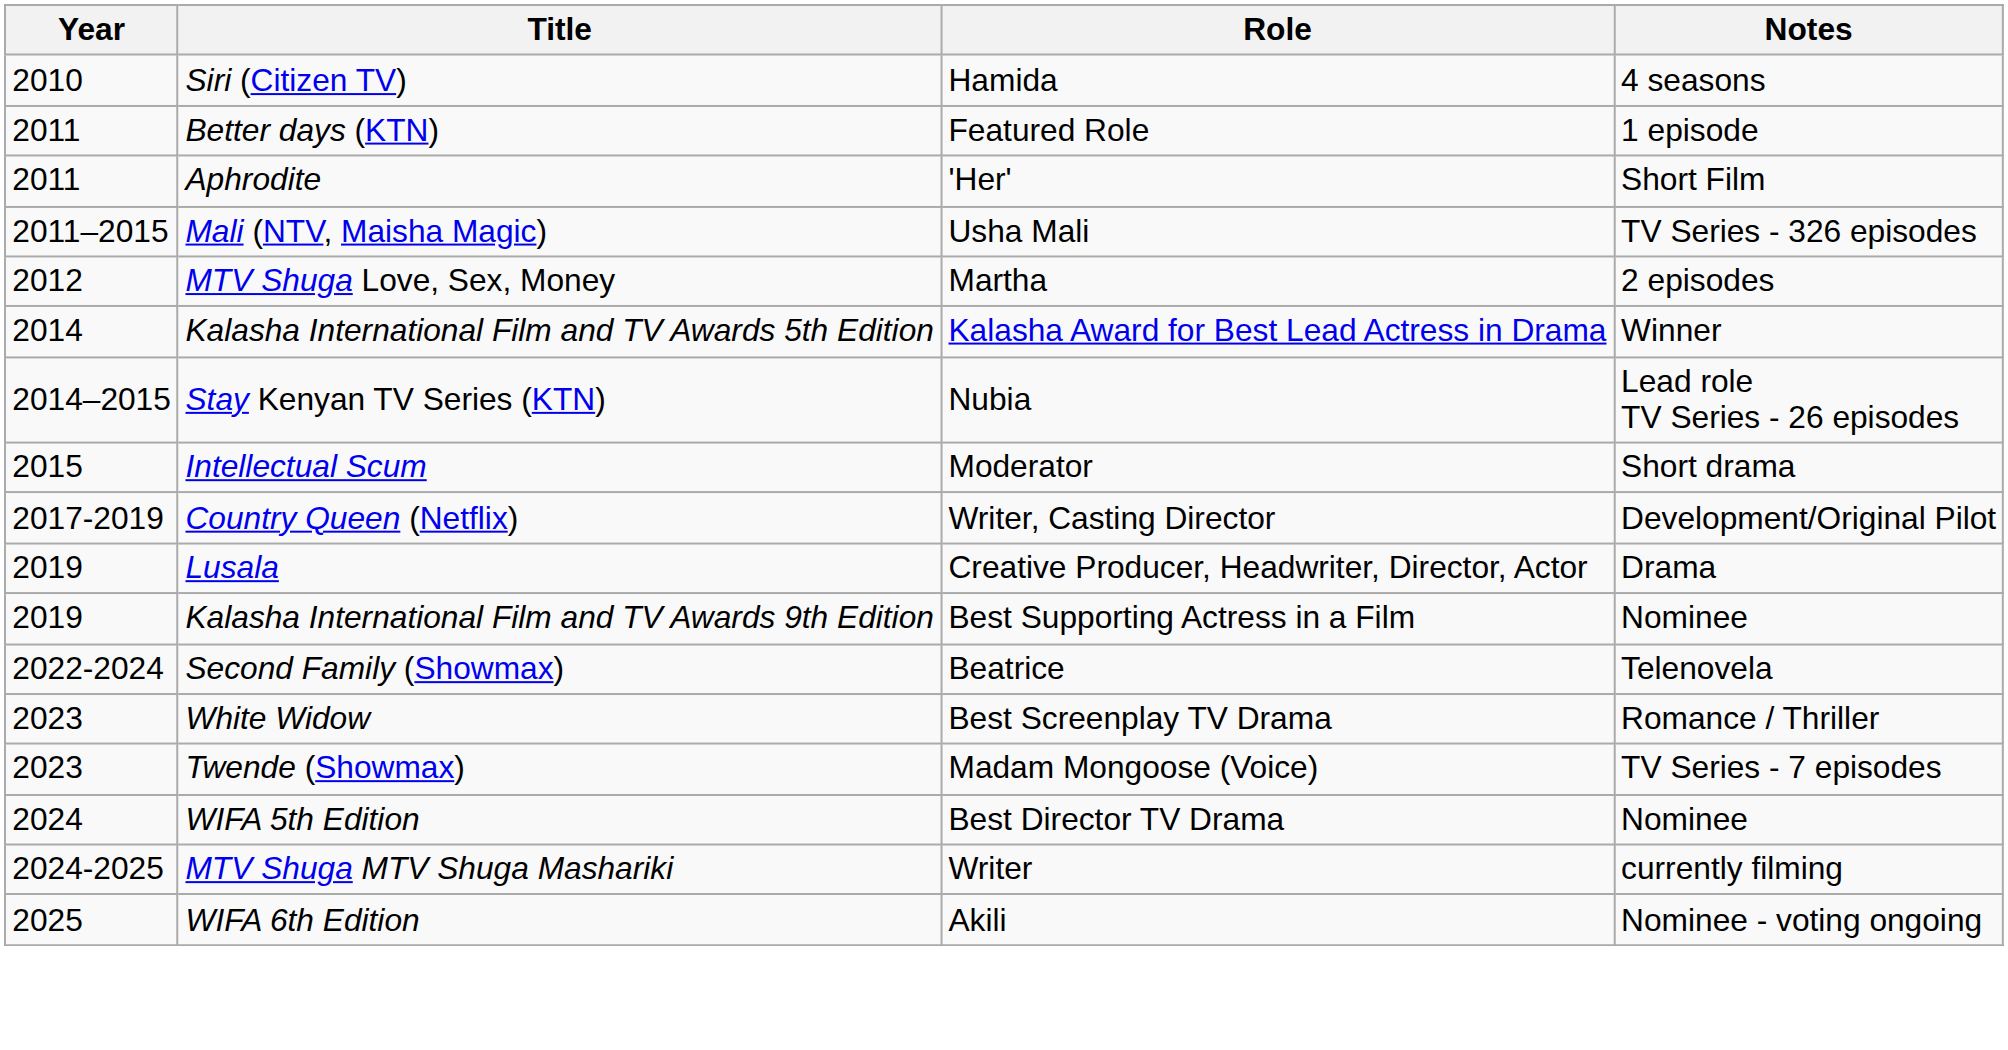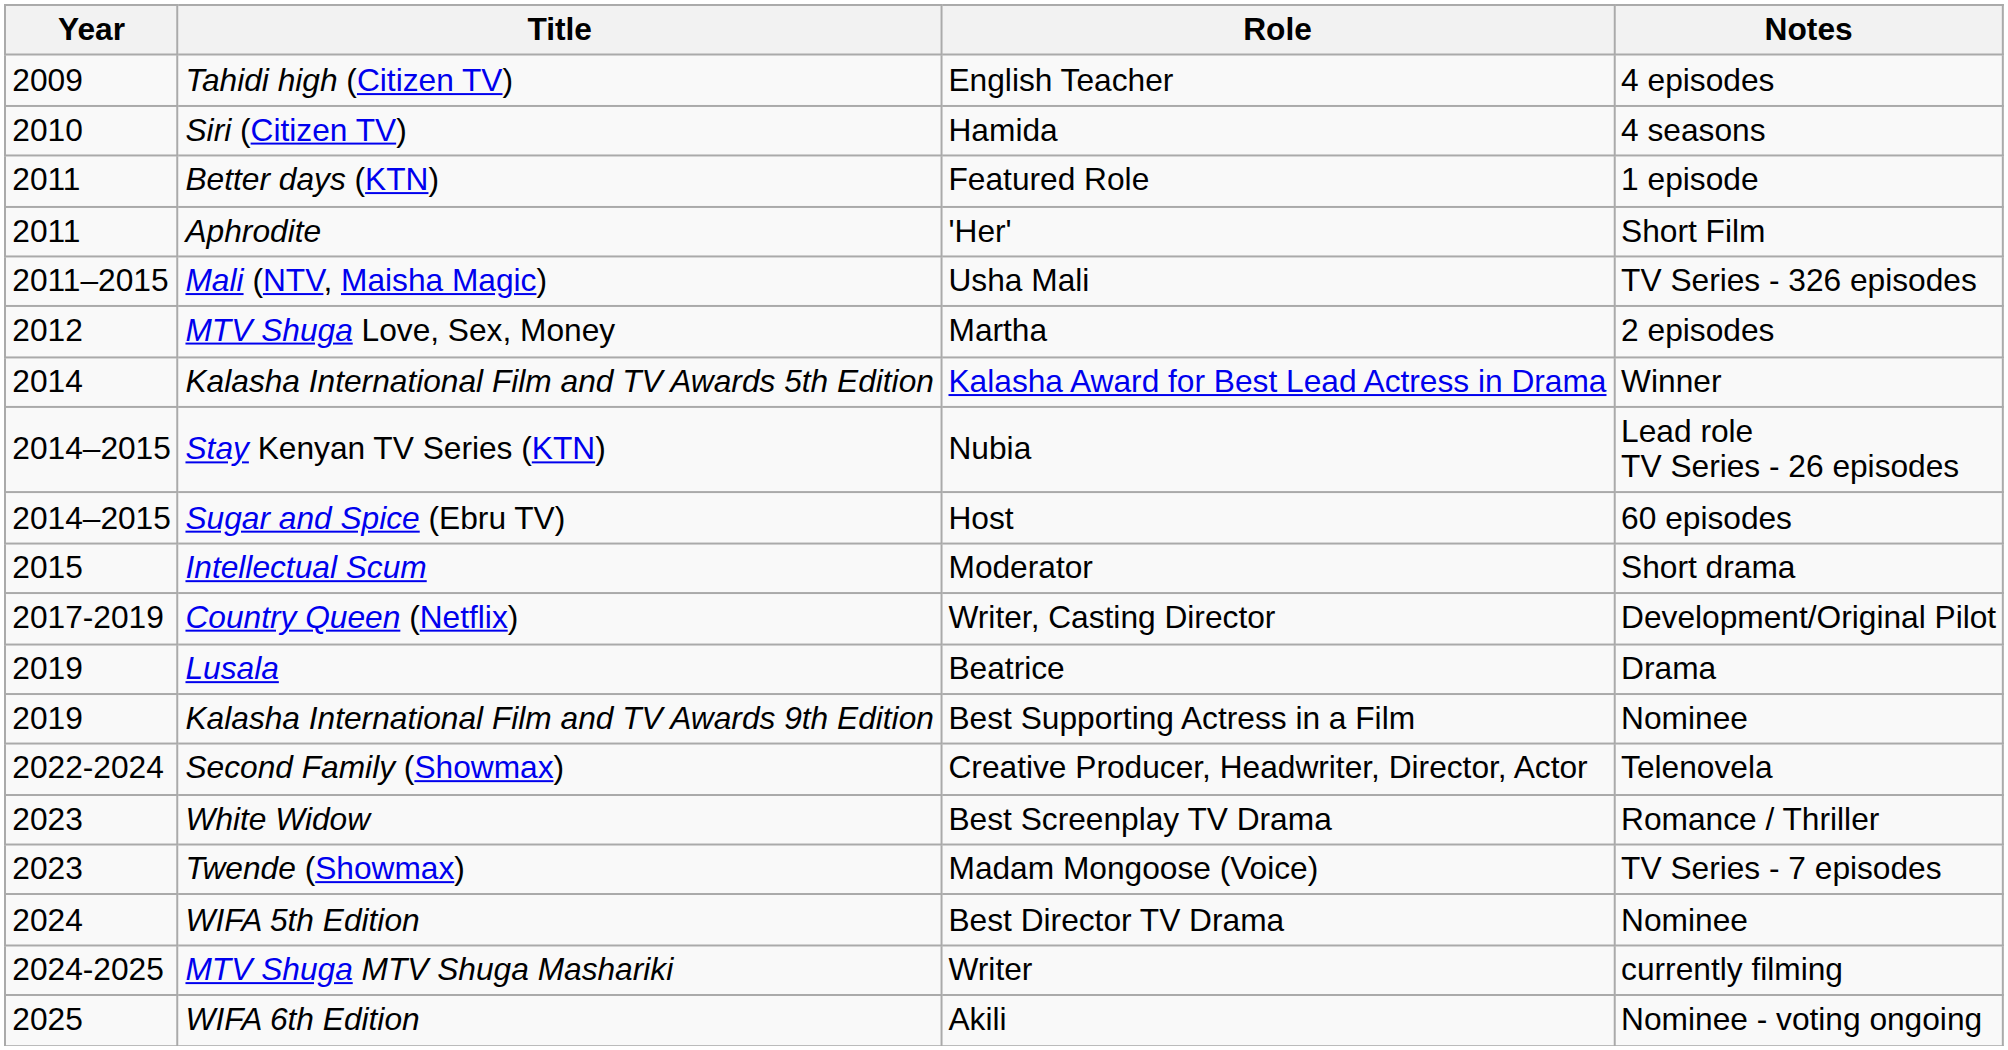+ row: (349, 79)
+ row: (375, 517)
(1268, 567) Creative Producer, Headwriter, Director, Actor -> (1007, 668) Beatrice
(1007, 668) Beatrice -> (1268, 768) Creative Producer, Headwriter, Director, Actor
